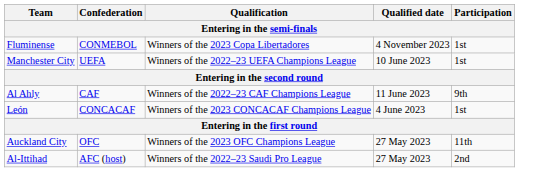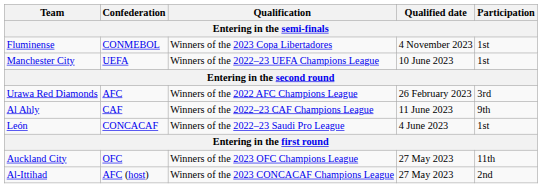+ row: (52, 93)
(259, 110) Winners of the 2023 CONCACAF Champions League -> (257, 126) Winners of the 2022–23 Saudi Pro League
(234, 158) Winners of the 2022–23 Saudi Pro League -> (282, 175) Winners of the 2023 CONCACAF Champions League
